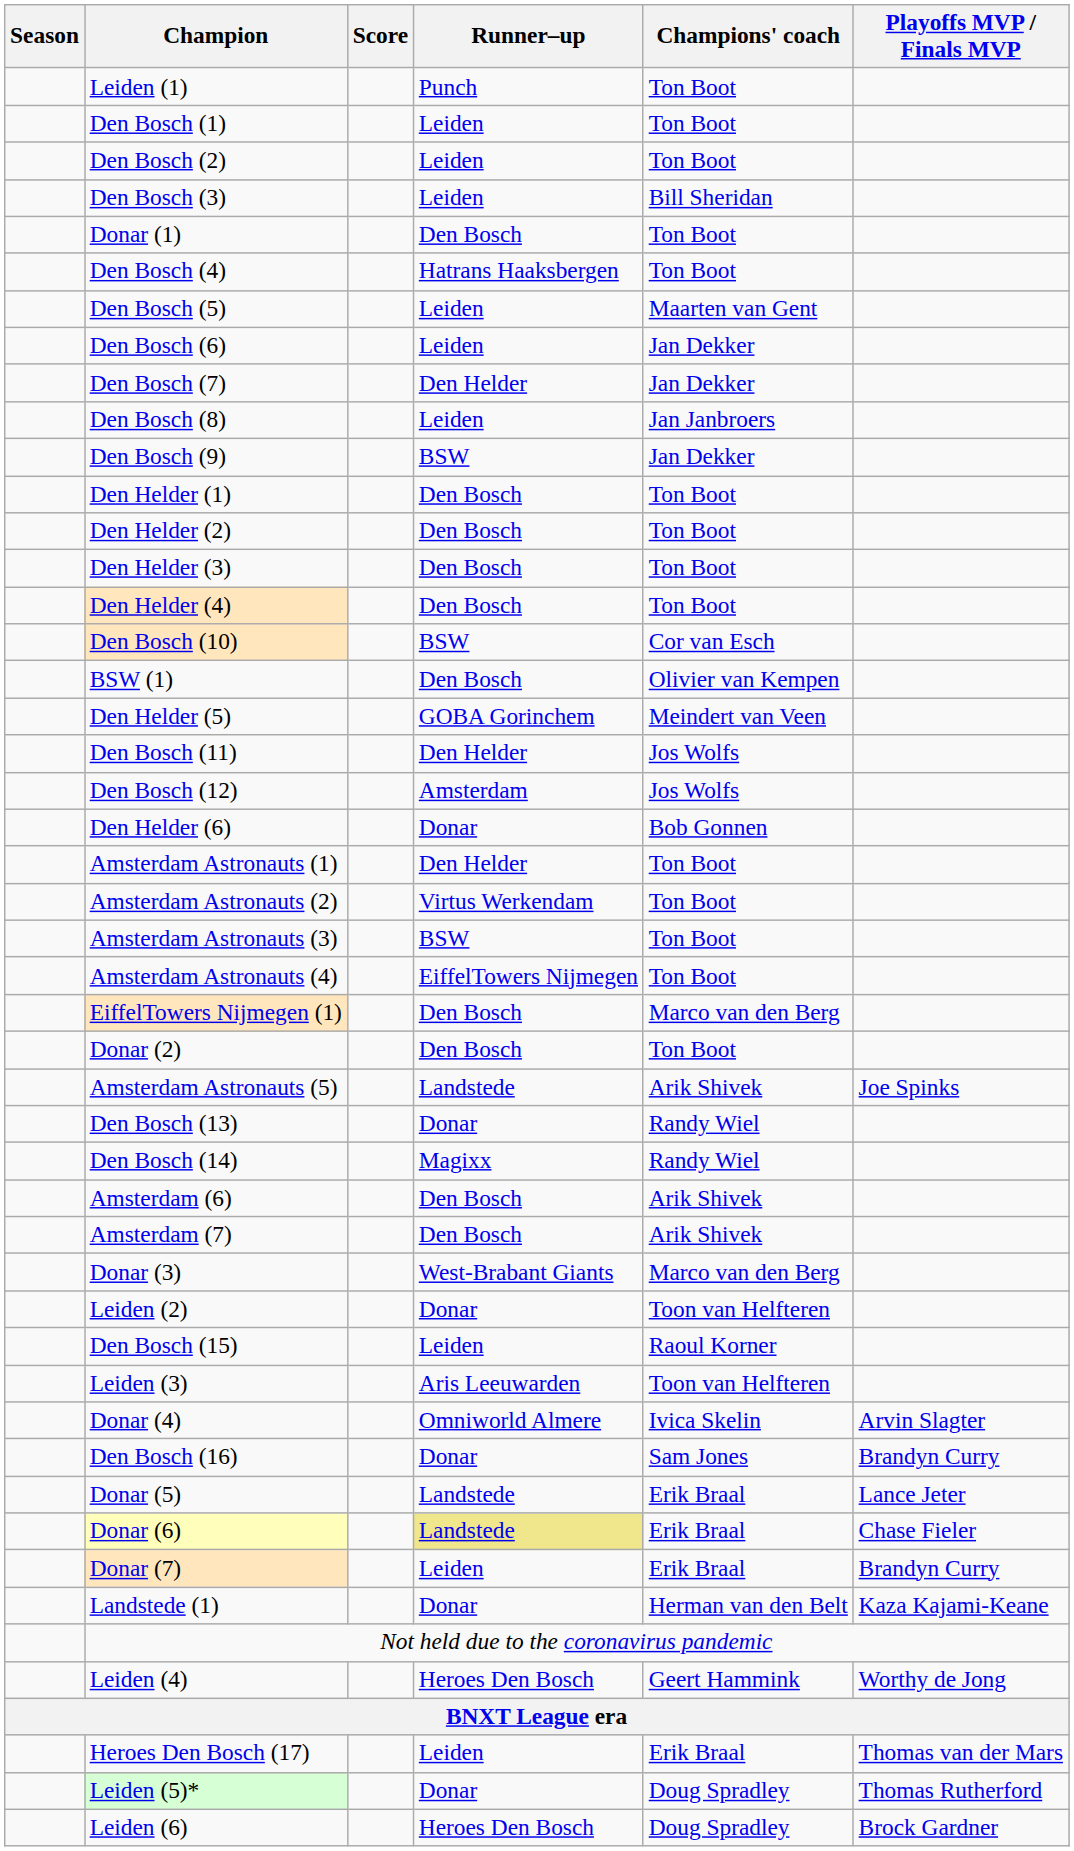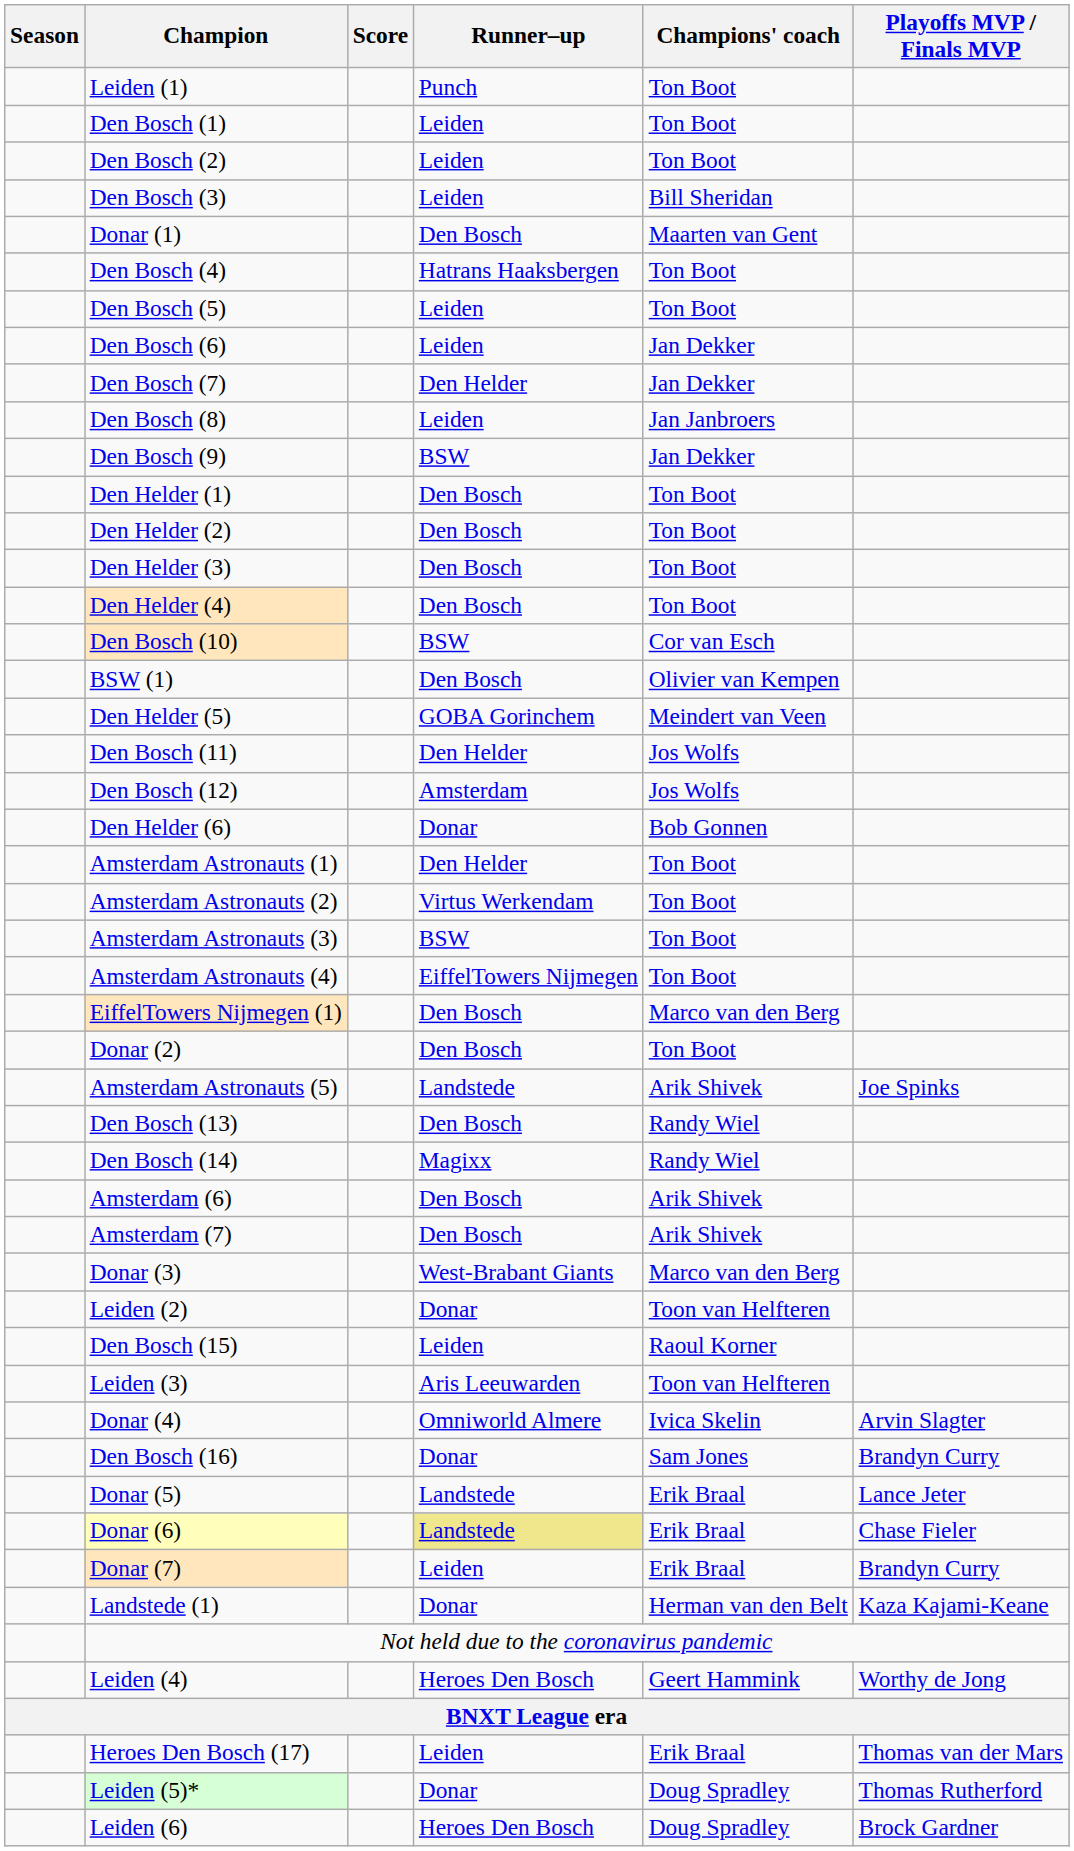(692, 234) Ton Boot -> (733, 234) Maarten van Gent
(733, 308) Maarten van Gent -> (692, 308) Ton Boot
(448, 1123) Donar -> (470, 1123) Den Bosch
